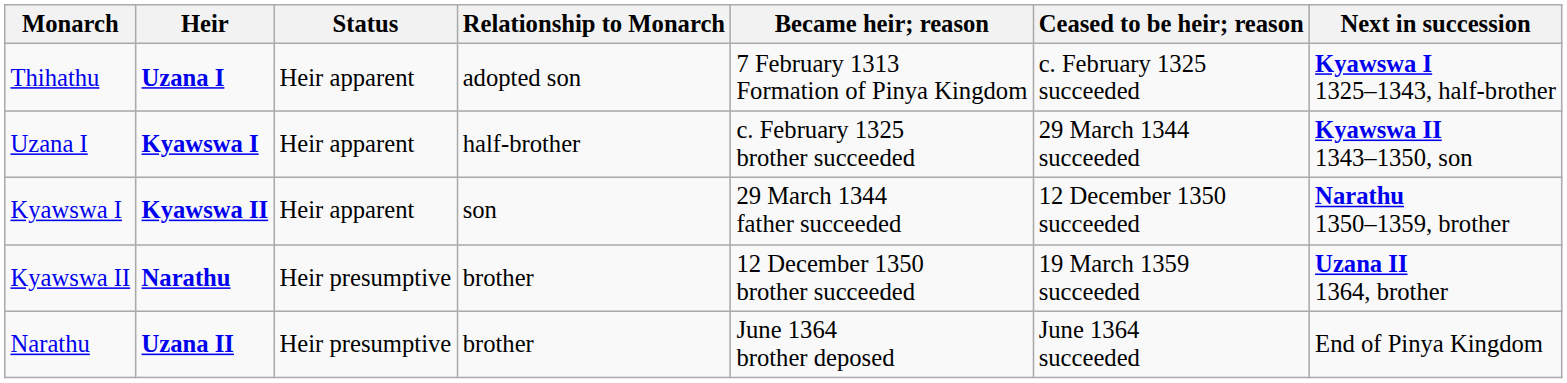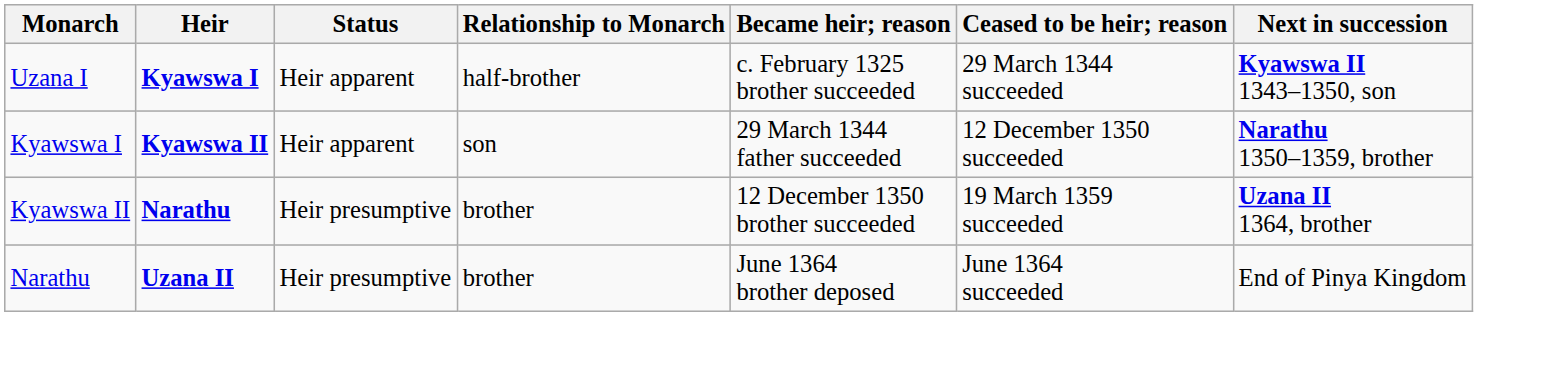- row: (55, 76)
